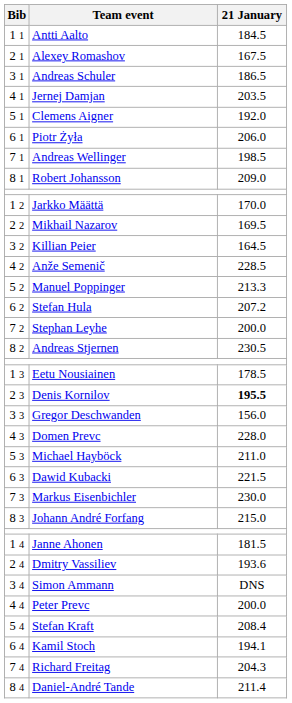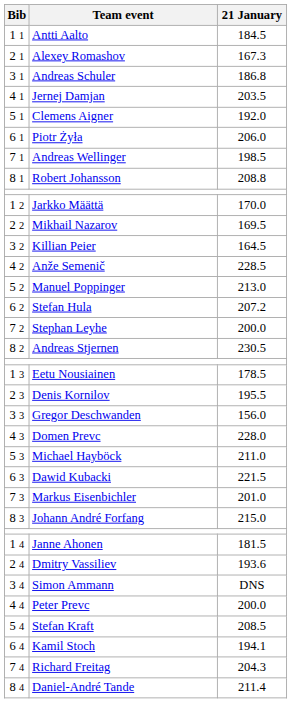(252, 55) 167.5 -> (252, 55) 167.3
(252, 75) 186.5 -> (252, 75) 186.8
(252, 178) 209.0 -> (252, 178) 208.8
(252, 286) 213.3 -> (252, 286) 213.0
(252, 394) bold -> (252, 394) normal
(252, 497) 230.0 -> (252, 497) 201.0
(252, 626) 208.4 -> (252, 626) 208.5
